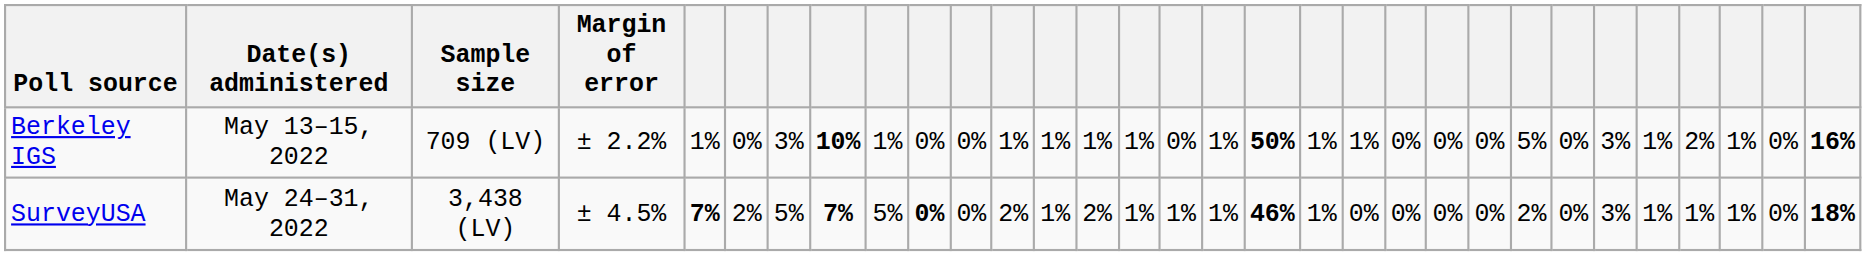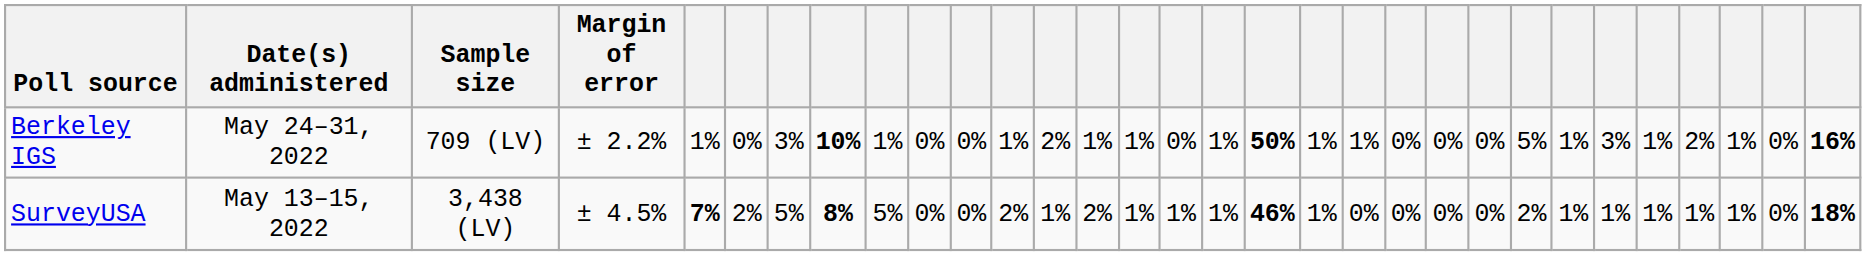(299, 142) May 13–15, 2022 -> (299, 142) May 24–31, 2022
(1055, 142) 1% -> (1055, 142) 2%
(1573, 142) 0% -> (1573, 142) 1%
(299, 214) May 24–31, 2022 -> (299, 214) May 13–15, 2022
(838, 214) 7% -> (838, 214) 8%
(929, 214) bold -> (929, 214) normal
(1573, 214) 0% -> (1573, 214) 1%
(1615, 214) 3% -> (1615, 214) 1%
